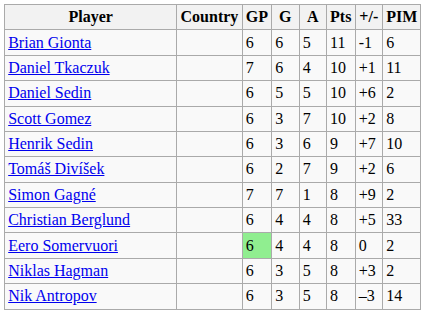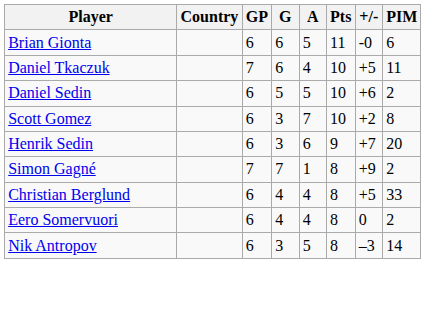(365, 42) -1 -> (365, 42) -0
(367, 67) +1 -> (367, 67) +5
(394, 144) 10 -> (394, 144) 20
- row: (56, 169)
(250, 245) lightgreen background -> (250, 220) no background
- row: (58, 270)
